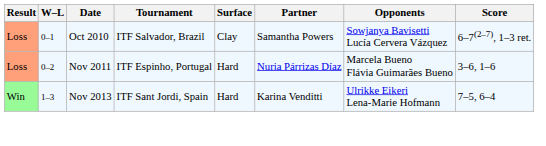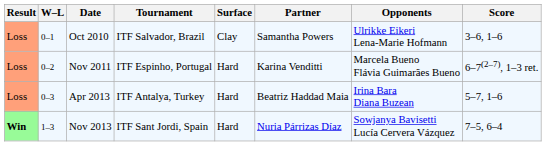(397, 36) Sowjanya Bavisetti Lucía Cervera Vázquez -> (400, 36) Ulrikke Eikeri Lena-Marie Hofmann
(495, 36) 6–7(2–7), 1–3 ret. -> (484, 36) 3–6, 1–6
(299, 66) Nuria Párrizas Díaz -> (290, 66) Karina Venditti
(477, 66) 3–6, 1–6 -> (502, 66) 6–7(2–7), 1–3 ret.
+ row: (89, 95)
(16, 95) normal -> (17, 125) bold
(290, 95) Karina Venditti -> (299, 125) Nuria Párrizas Díaz
(393, 95) Ulrikke Eikeri Lena-Marie Hofmann -> (404, 125) Sowjanya Bavisetti Lucía Cervera Vázquez
